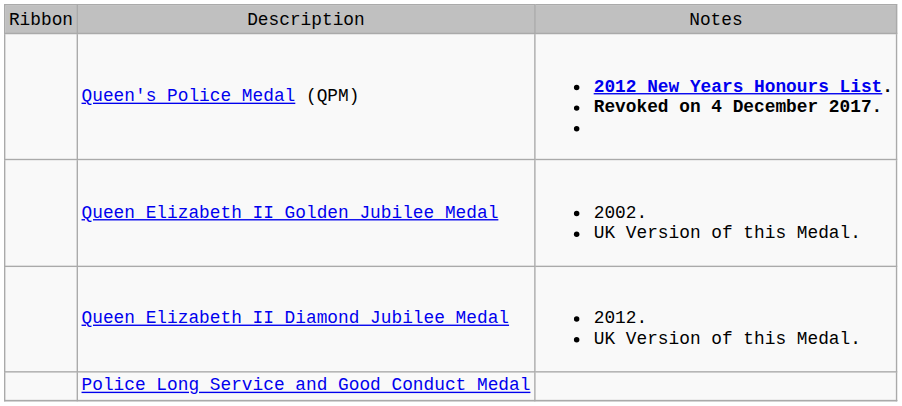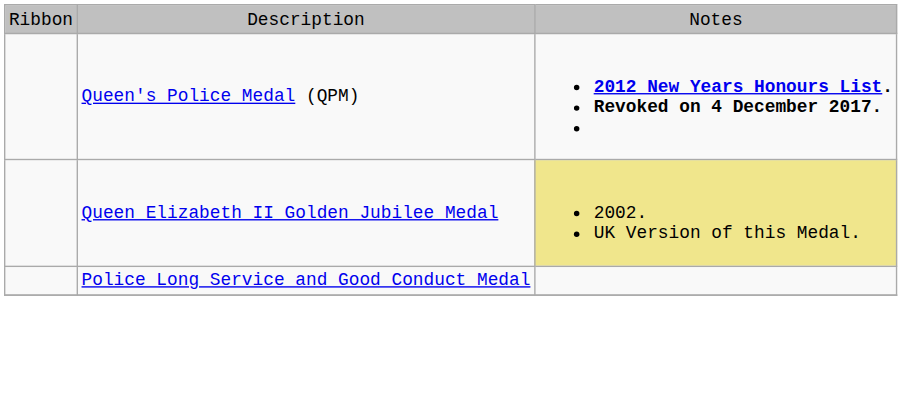(716, 223) no background -> (716, 223) khaki background
- row: (295, 319)
